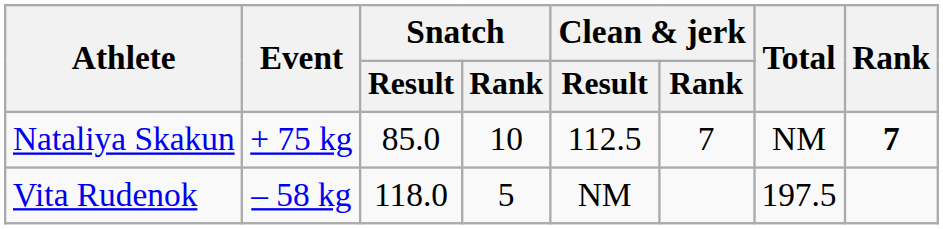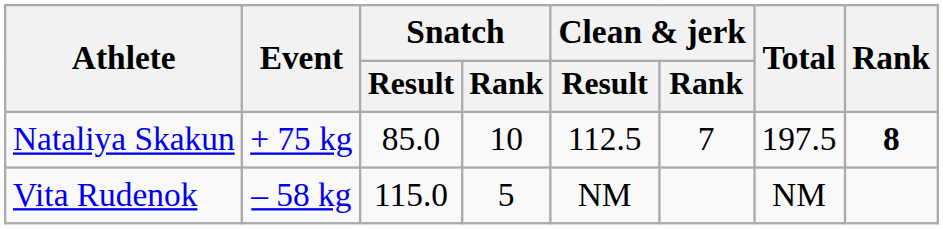(799, 139) NM -> (799, 139) 197.5
(891, 139) 7 -> (891, 139) 8
(411, 194) 118.0 -> (411, 194) 115.0
(799, 194) 197.5 -> (799, 194) NM
